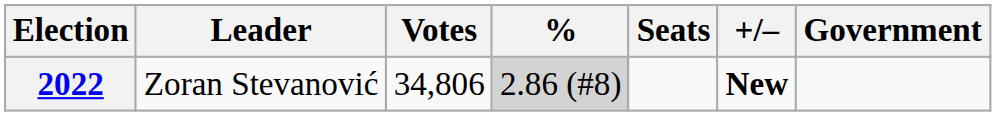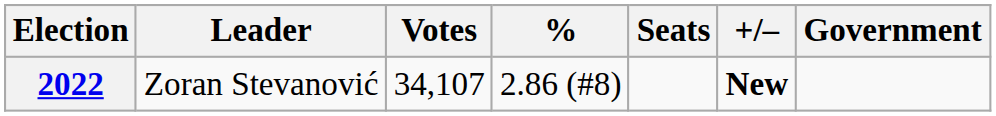(439, 83) 34,806 -> (439, 83) 34,107
(561, 83) lightgrey background -> (561, 83) no background
